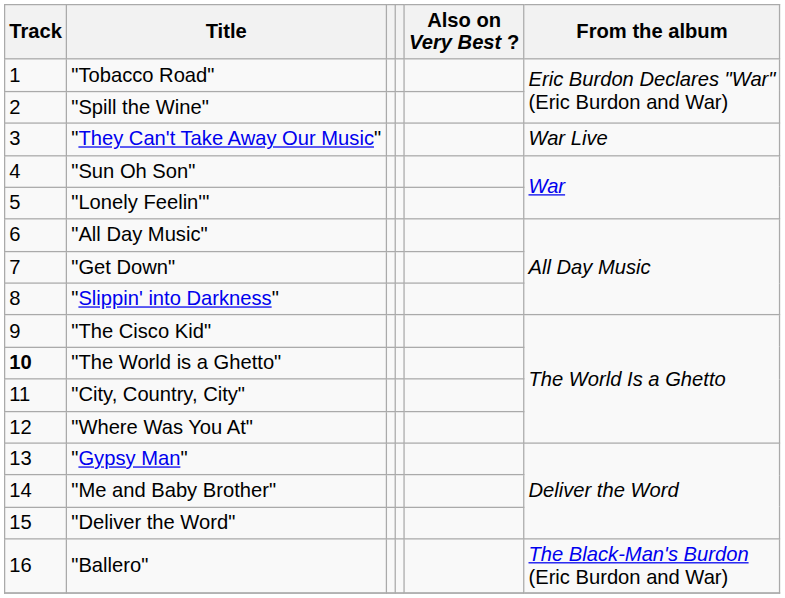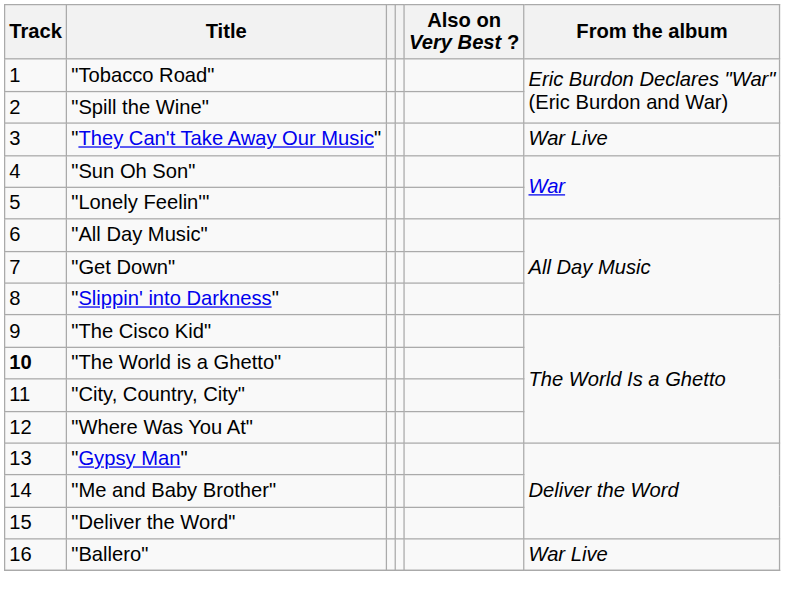(639, 566) The Black-Man's Burdon (Eric Burdon and War) -> (568, 554) War Live
